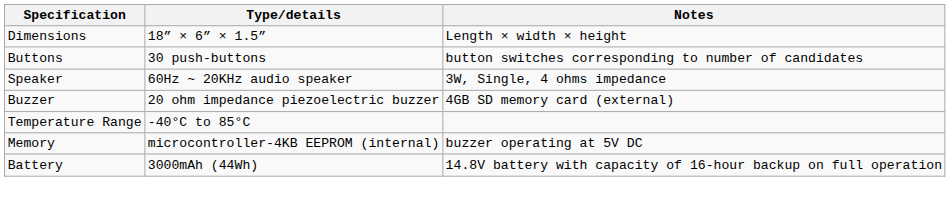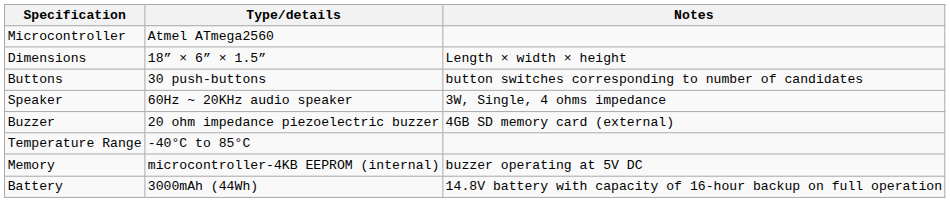+ row: (67, 37)
